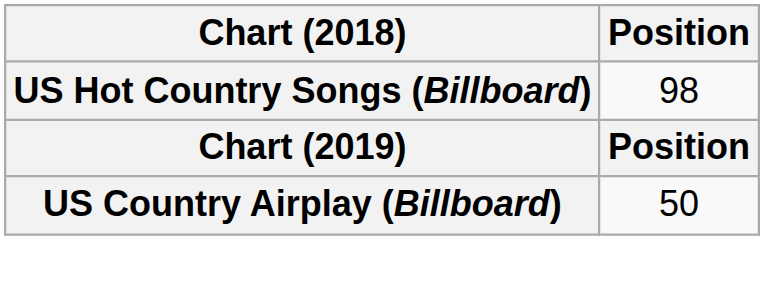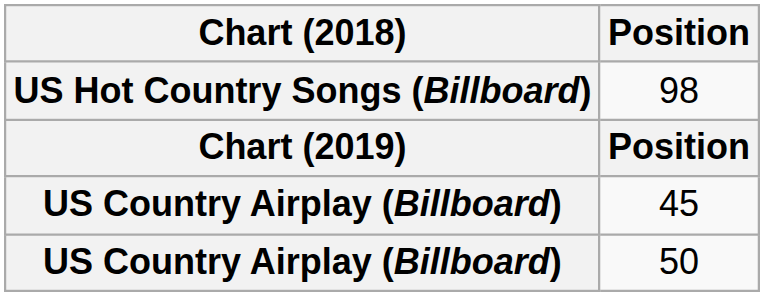+ row: (679, 204)
